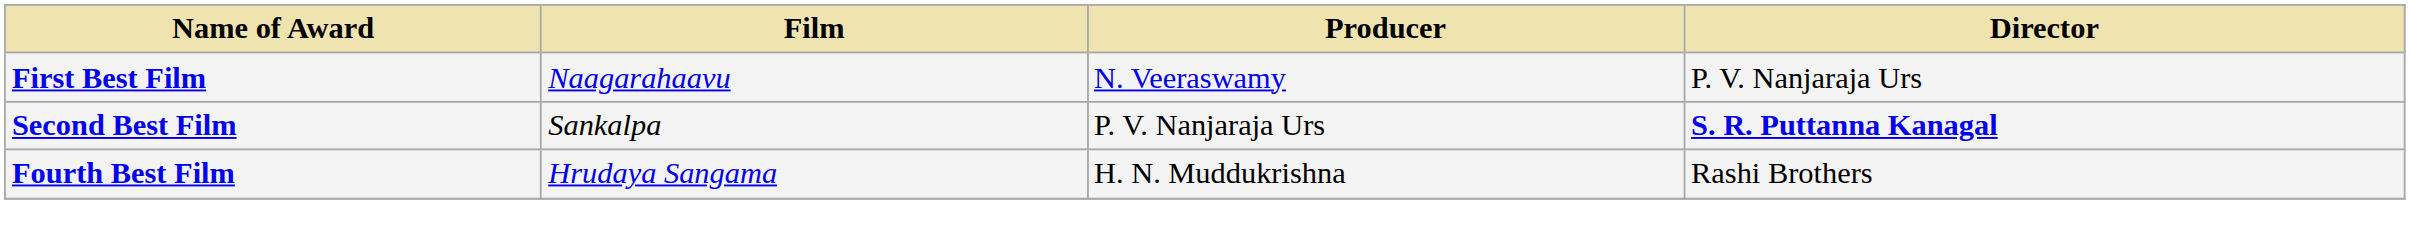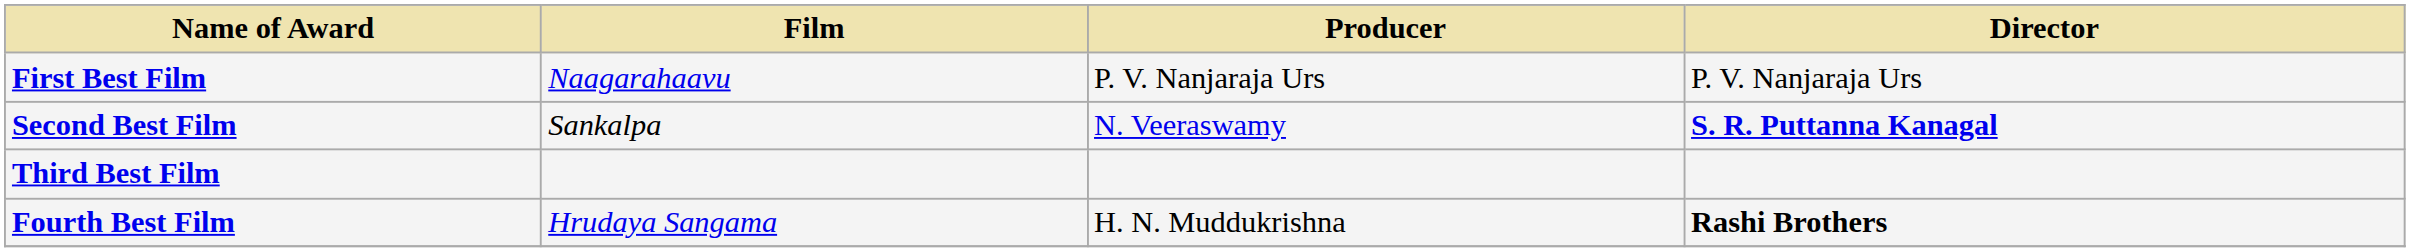(1190, 76) N. Veeraswamy -> (1210, 76) P. V. Nanjaraja Urs
(1210, 125) P. V. Nanjaraja Urs -> (1190, 125) N. Veeraswamy
+ row: (116, 173)
(1782, 173) normal -> (1789, 221) bold
